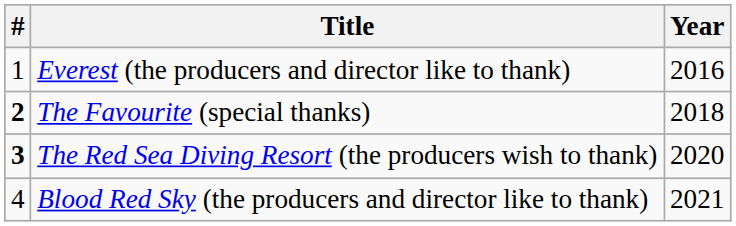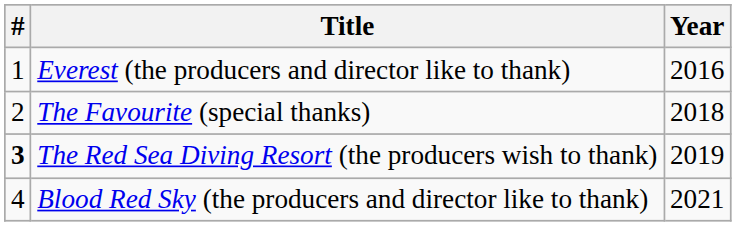(18, 112) bold -> (18, 112) normal
(697, 155) 2020 -> (697, 155) 2019
